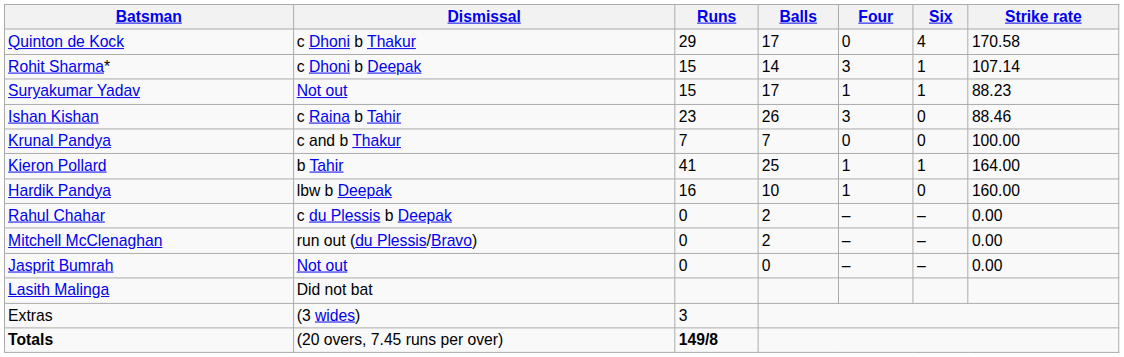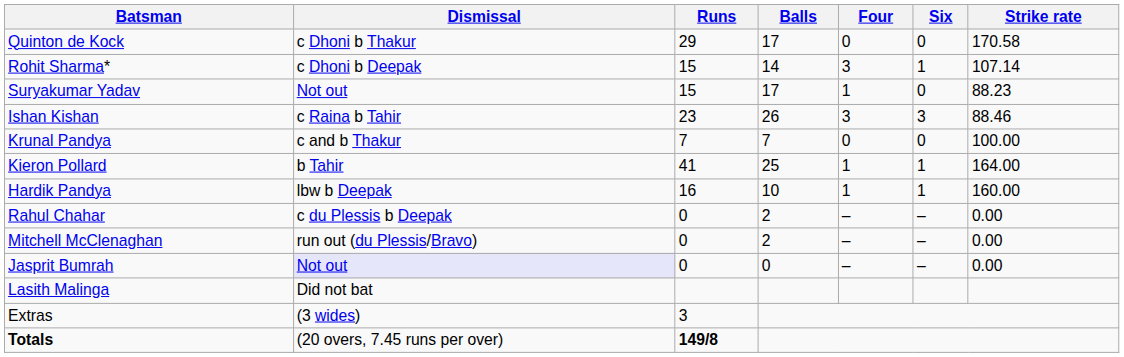(921, 41) 4 -> (921, 41) 0
(921, 91) 1 -> (921, 91) 0
(921, 116) 0 -> (921, 116) 3
(921, 191) 0 -> (921, 191) 1
(322, 265) no background -> (322, 265) lavender background
